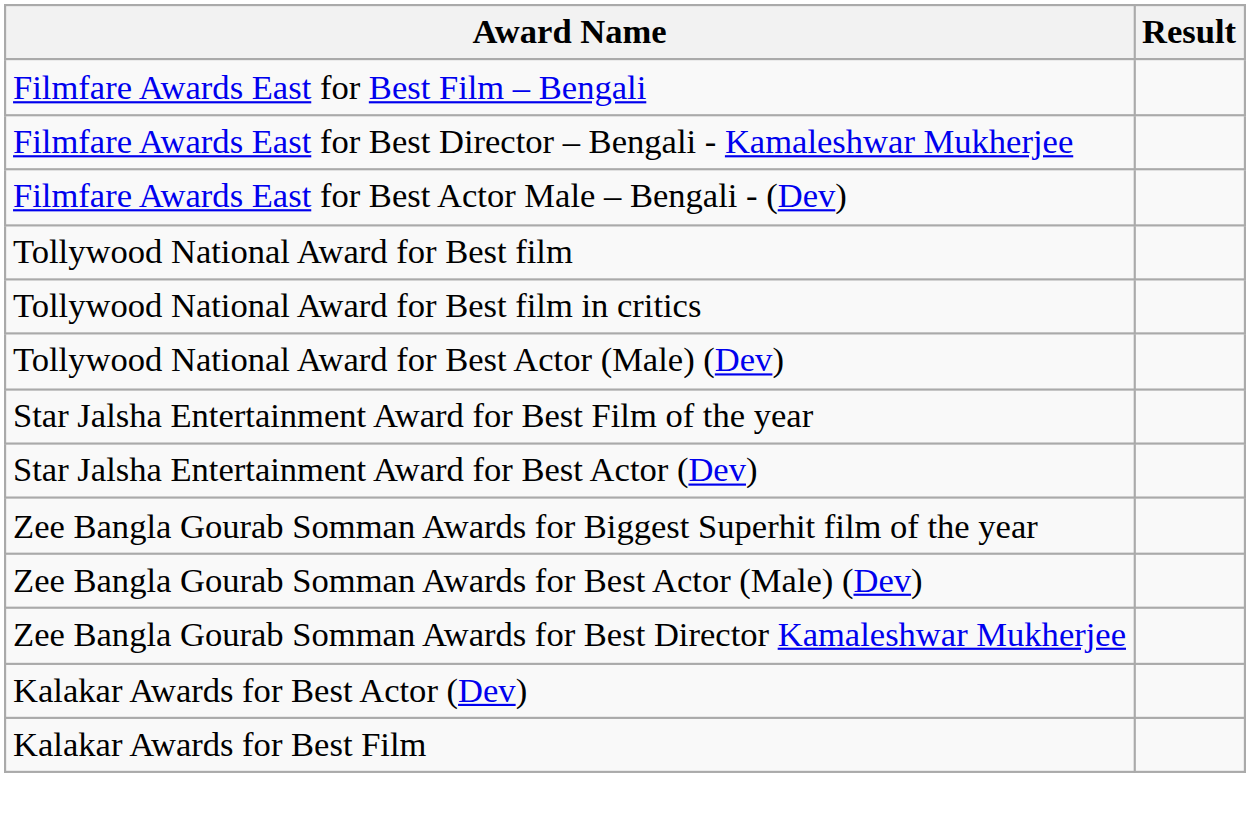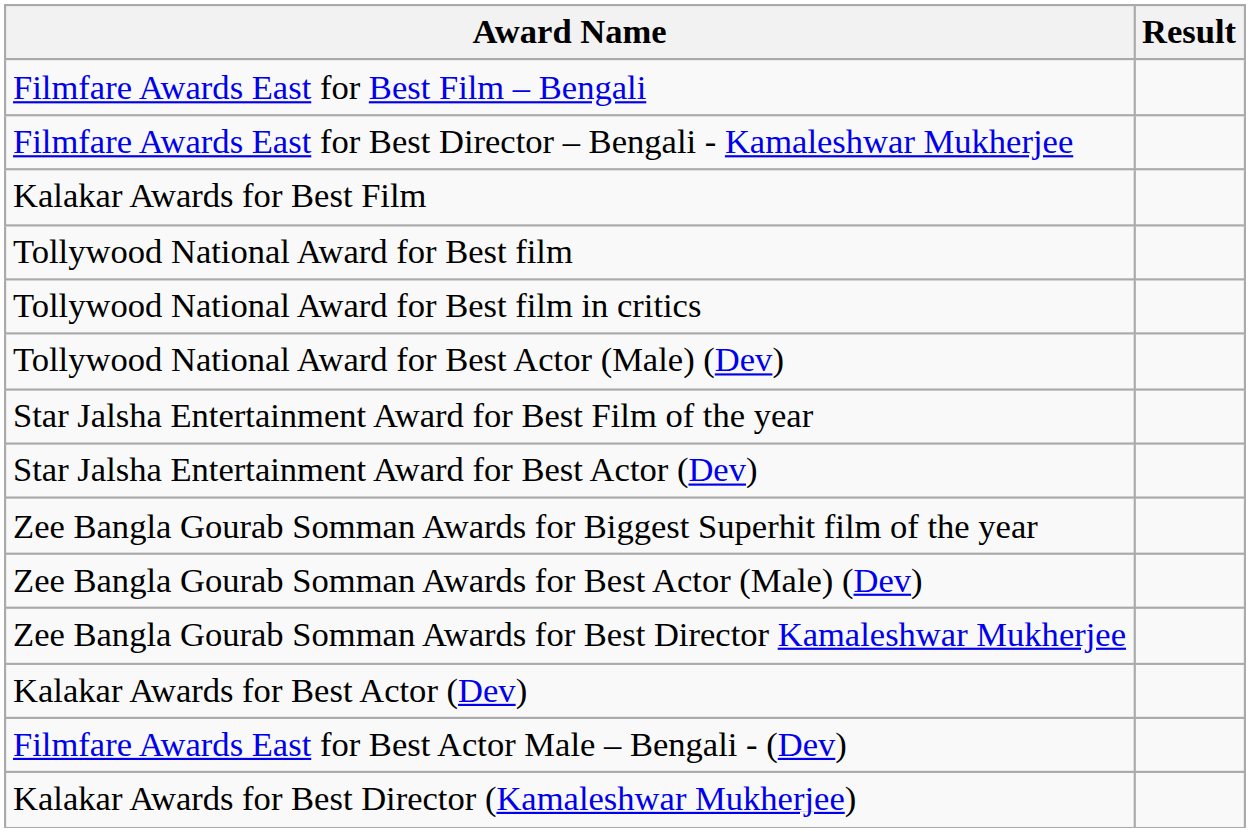rows swapped: (430, 196) <-> (220, 744)
+ row: (435, 799)
